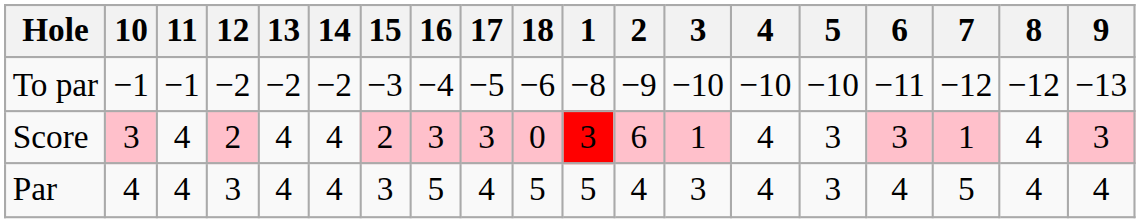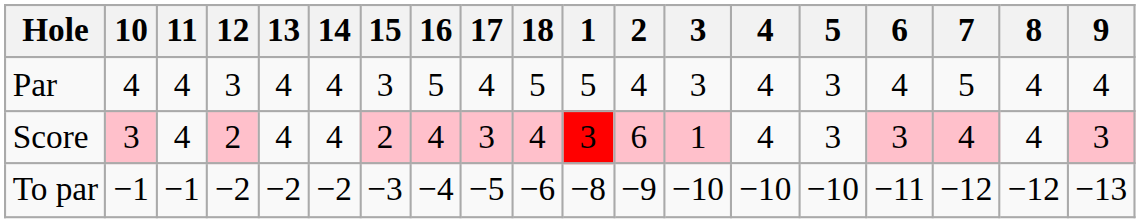rows swapped: (35, 189) <-> (55, 83)
(436, 136) 3 -> (436, 136) 4
(537, 136) 0 -> (537, 136) 4
(966, 136) 1 -> (966, 136) 4
